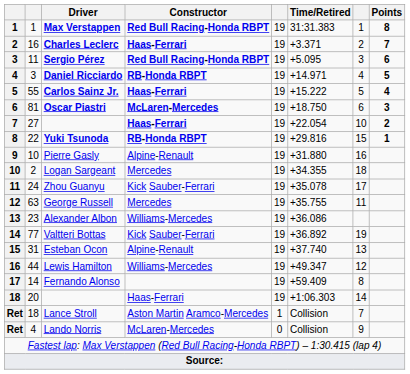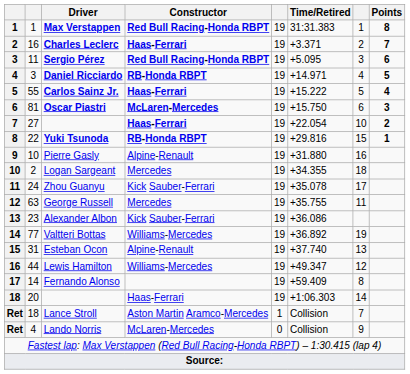(308, 107) +18.750 -> (308, 107) +15.750
(170, 218) Williams-Mercedes -> (171, 218) Kick Sauber-Ferrari
(171, 234) Kick Sauber-Ferrari -> (170, 234) Williams-Mercedes
